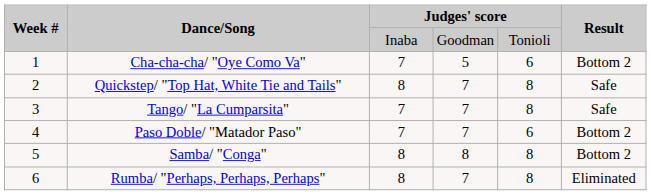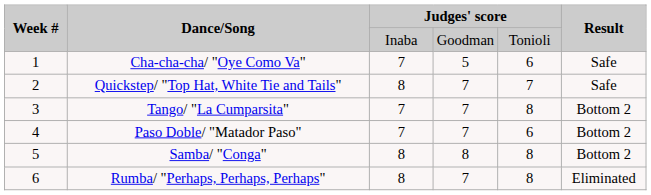(604, 62) Bottom 2 -> (604, 62) Safe
(530, 85) 8 -> (530, 85) 7
(604, 108) Safe -> (604, 108) Bottom 2
